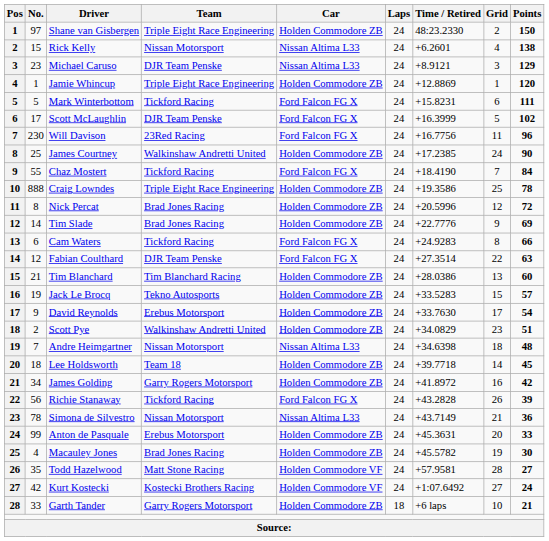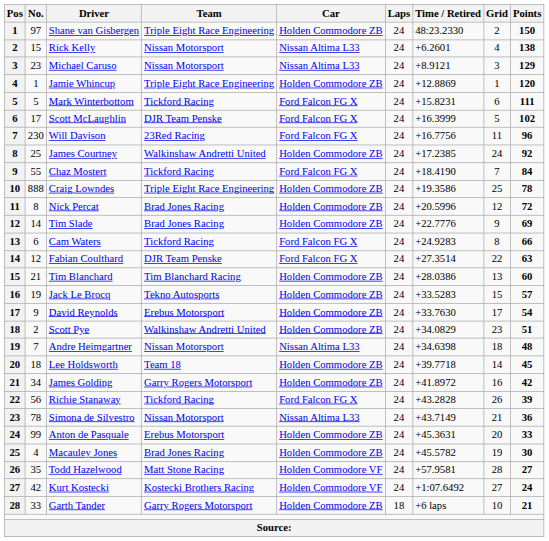(183, 66) DJR Team Penske -> (184, 66) Nissan Motorsport
(527, 154) 90 -> (527, 154) 92
